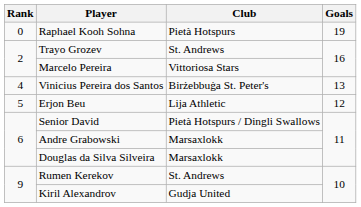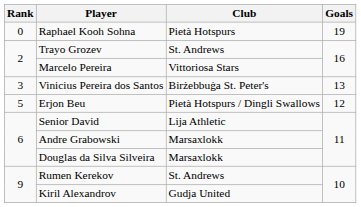(20, 85) 4 -> (20, 85) 3
(197, 103) Lija Athletic -> (244, 103) Pietà Hotspurs / Dingli Swallows
(244, 121) Pietà Hotspurs / Dingli Swallows -> (197, 121) Lija Athletic
